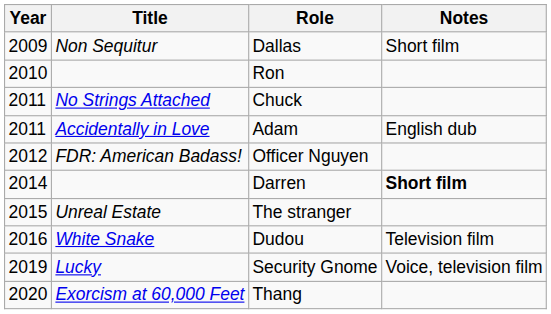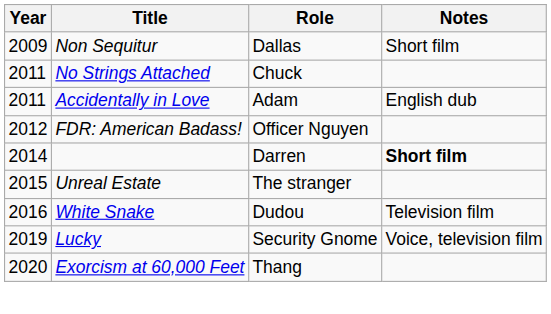- row: (268, 73)
